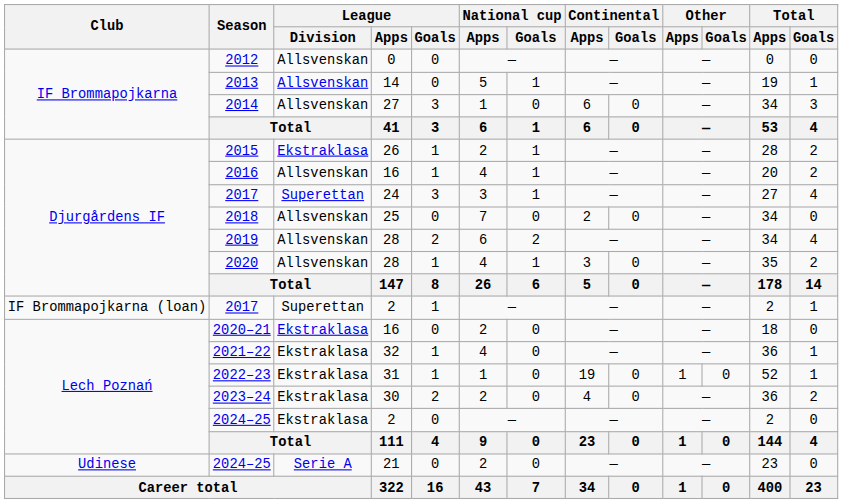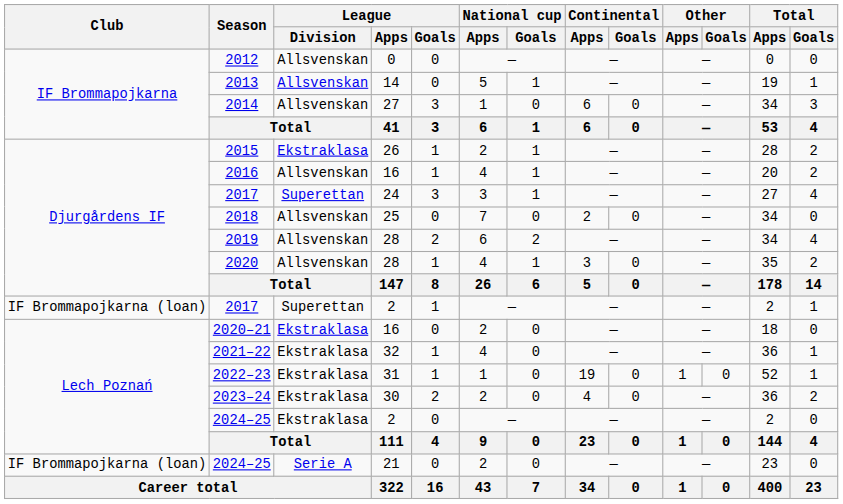(107, 465) Udinese -> (107, 465) IF Brommapojkarna (loan)
